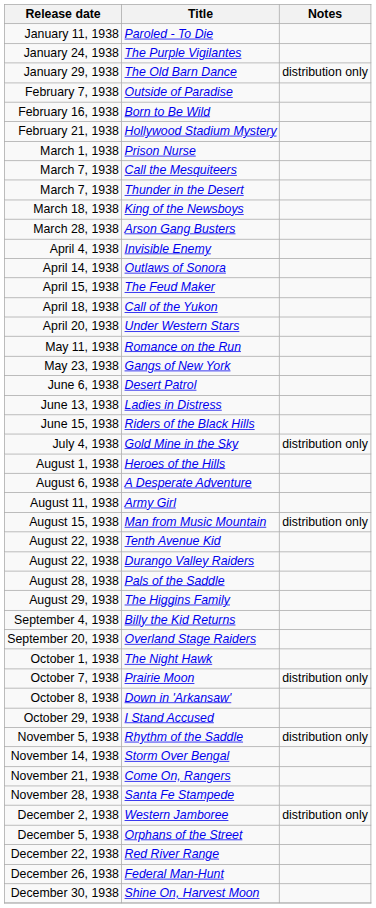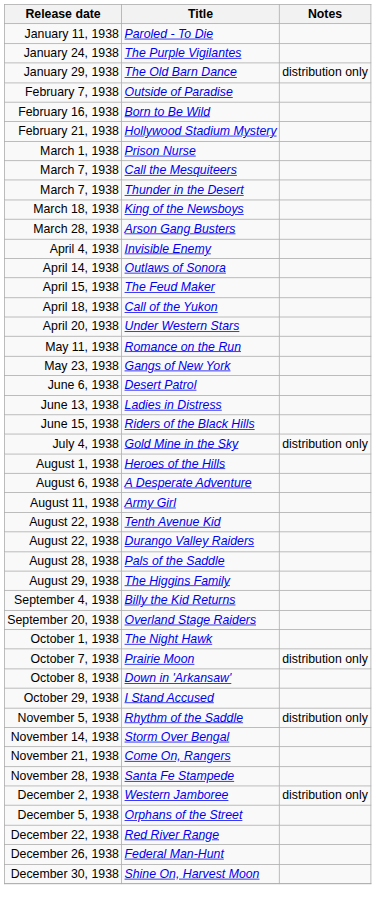- row: (195, 522)
